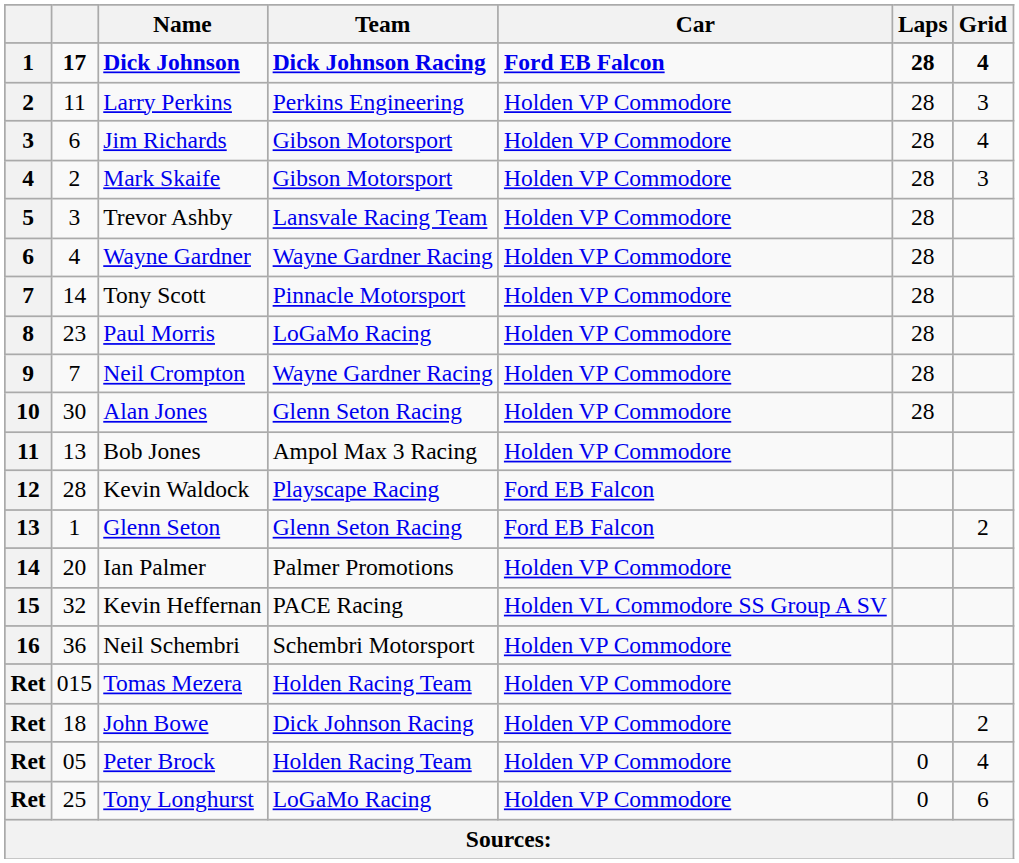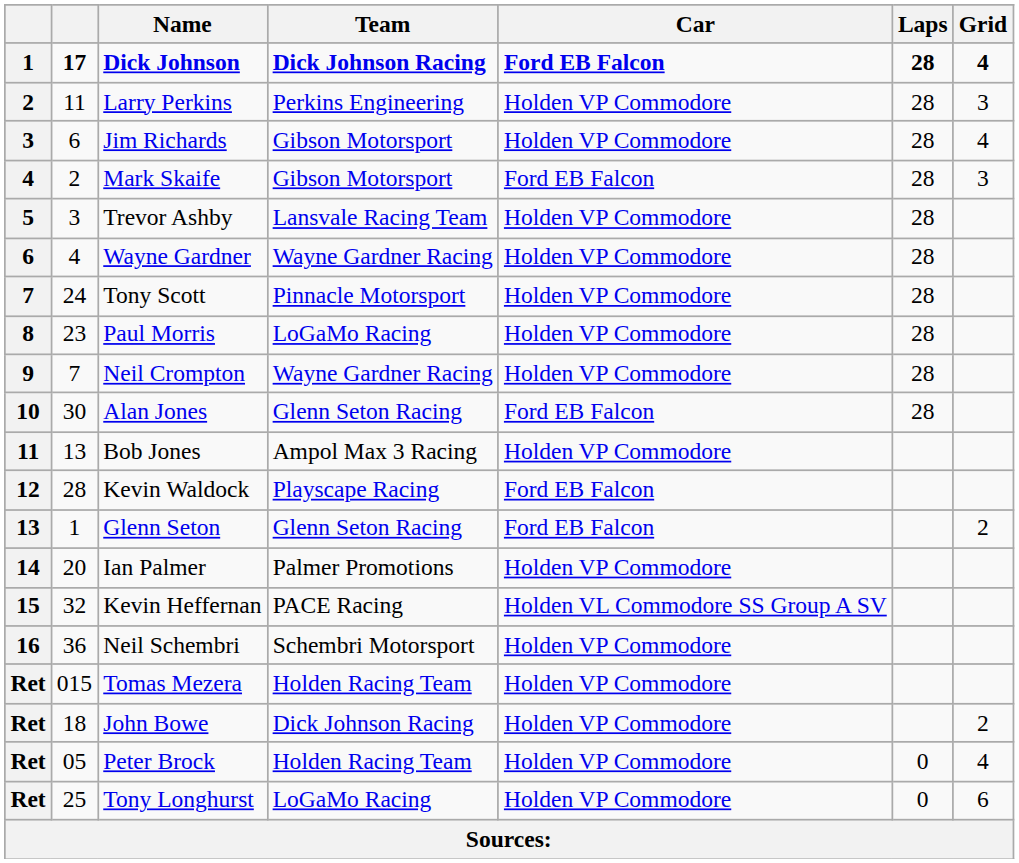(618, 178) Holden VP Commodore -> (579, 178) Ford EB Falcon
(74, 295) 14 -> (74, 295) 24
(618, 411) Holden VP Commodore -> (579, 411) Ford EB Falcon
